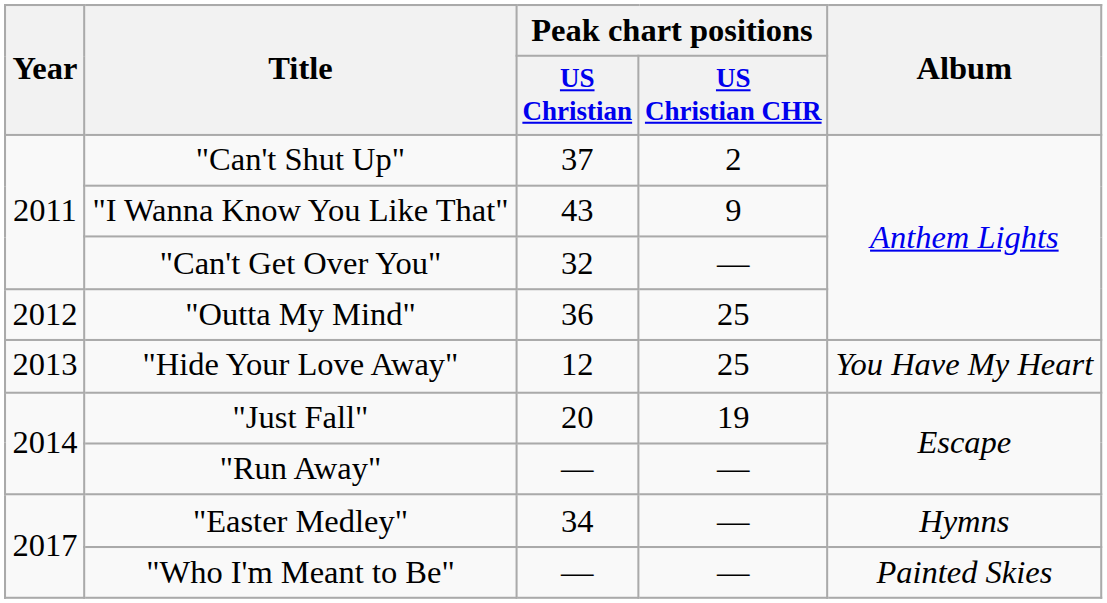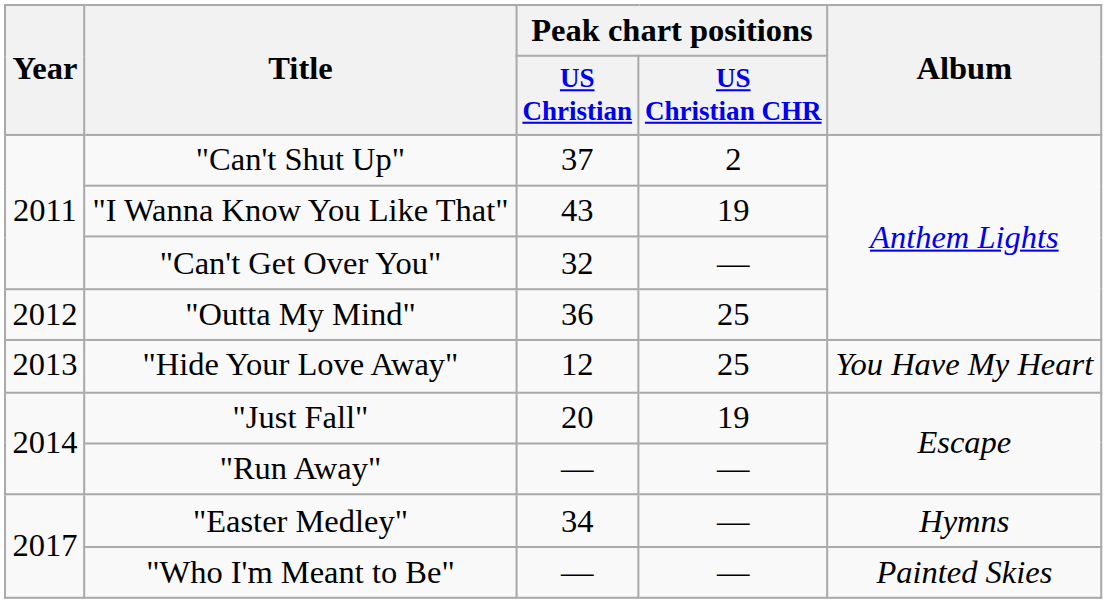(733, 211) 9 -> (733, 211) 19
